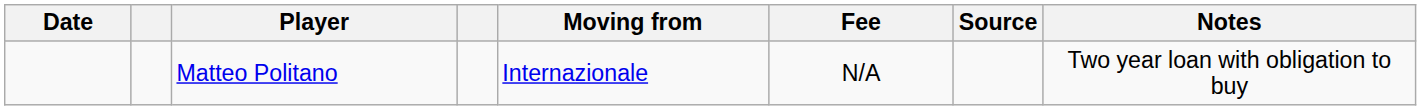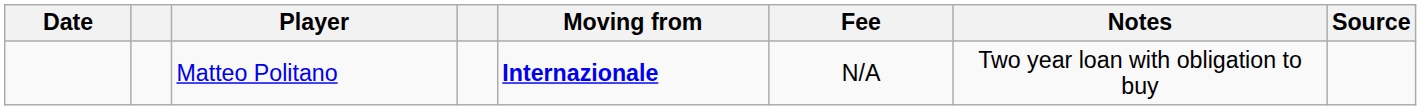columns swapped: (1229, 22) <-> (998, 22)
(575, 72) normal -> (580, 72) bold
